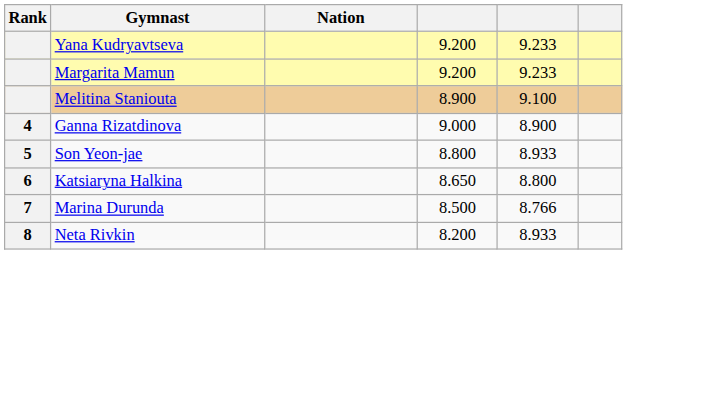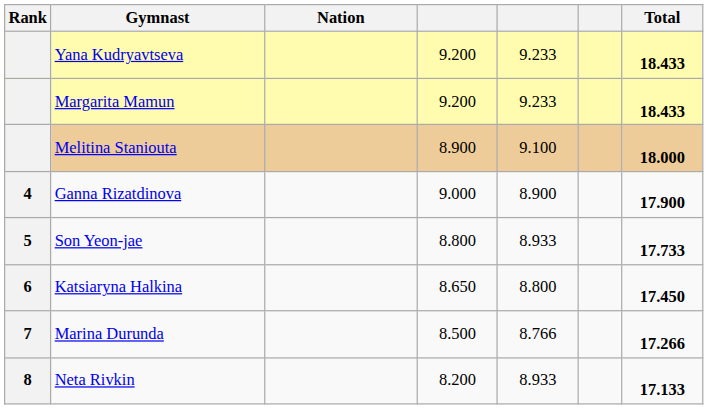+ column: (662, 17)
